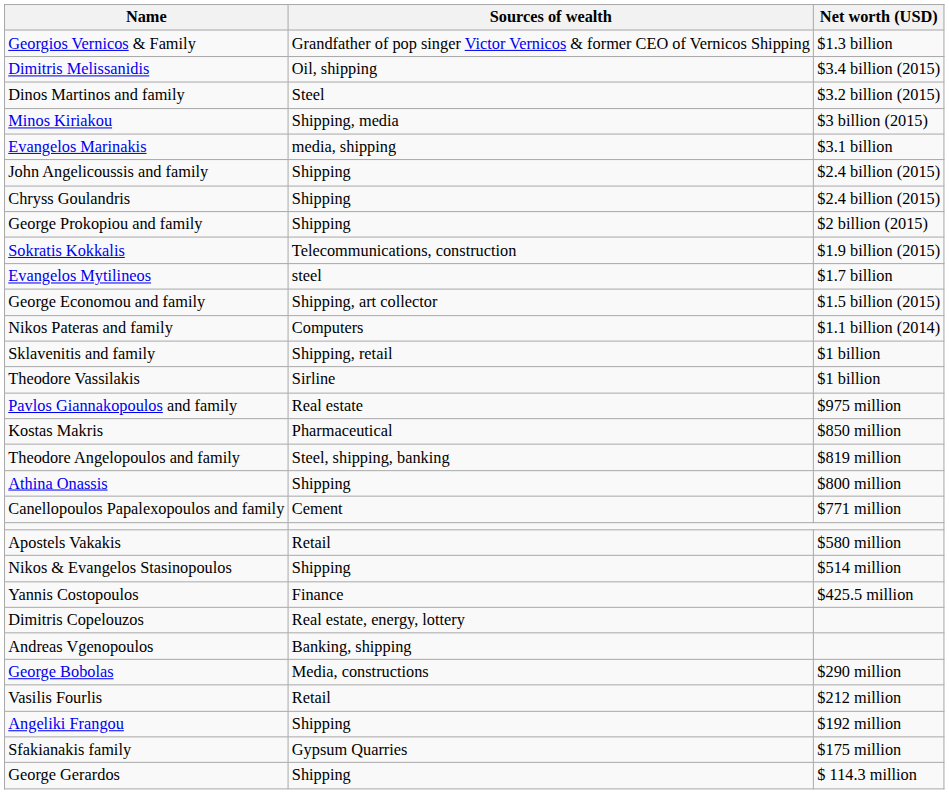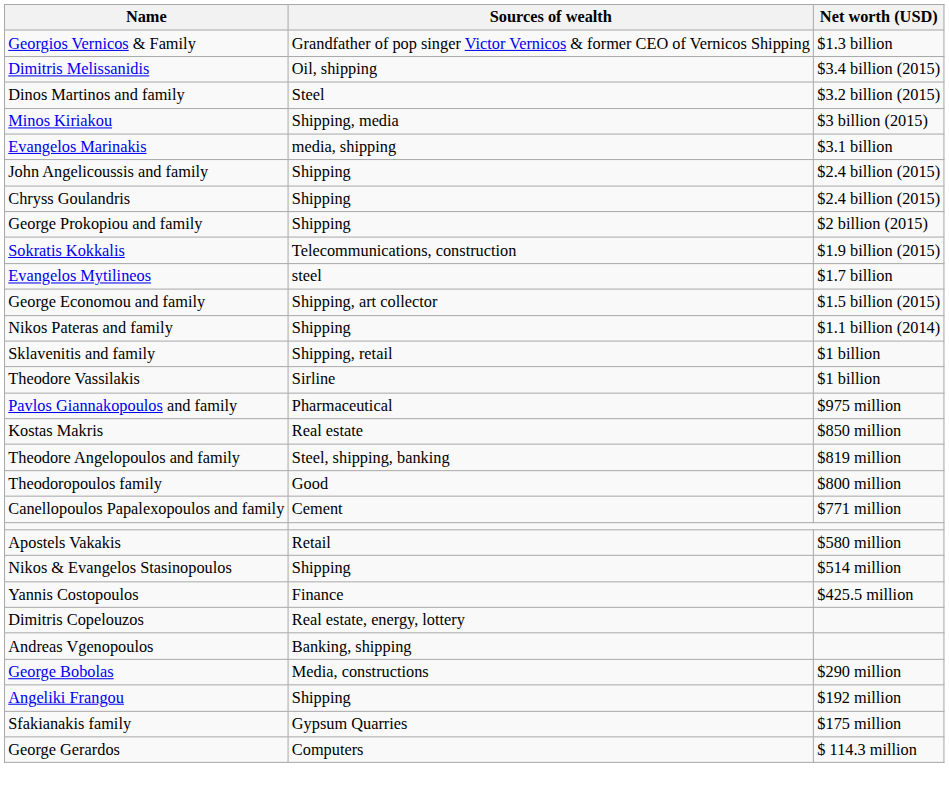(328, 328) Computers -> (321, 328) Shipping
(327, 405) Real estate -> (342, 405) Pharmaceutical
(342, 431) Pharmaceutical -> (327, 431) Real estate
+ row: (85, 483)
- row: (58, 483)
- row: (55, 697)
(321, 775) Shipping -> (328, 749) Computers
